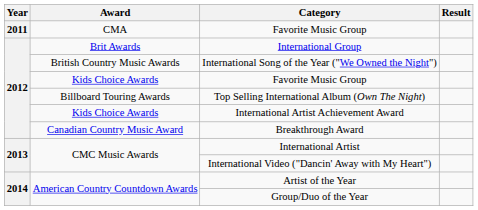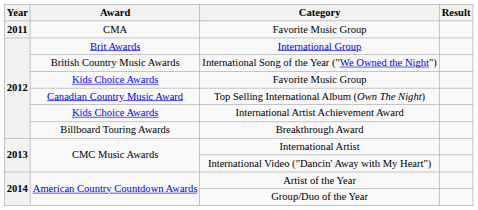(115, 96) Billboard Touring Awards -> (115, 96) Canadian Country Music Award
(115, 130) Canadian Country Music Award -> (115, 130) Billboard Touring Awards
